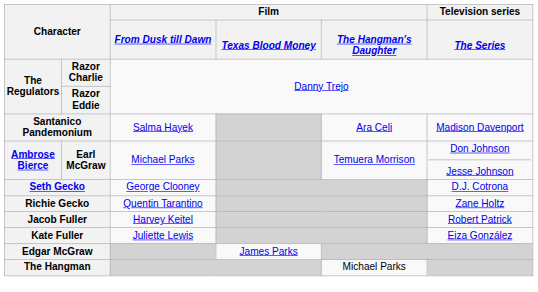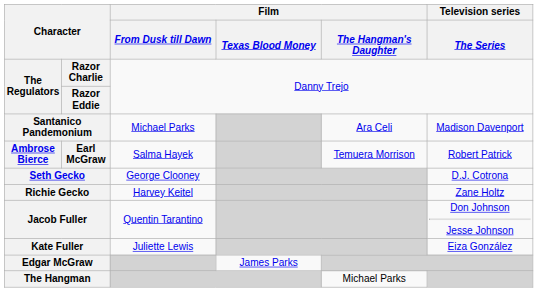(163, 127) Salma Hayek -> (163, 127) Michael Parks
(163, 160) Michael Parks -> (163, 154) Salma Hayek
(480, 160) Don Johnson Jesse Johnson -> (480, 154) Robert Patrick
(163, 203) Quentin Tarantino -> (163, 192) Harvey Keitel
(163, 219) Harvey Keitel -> (163, 219) Quentin Tarantino
(480, 219) Robert Patrick -> (480, 219) Don Johnson Jesse Johnson
